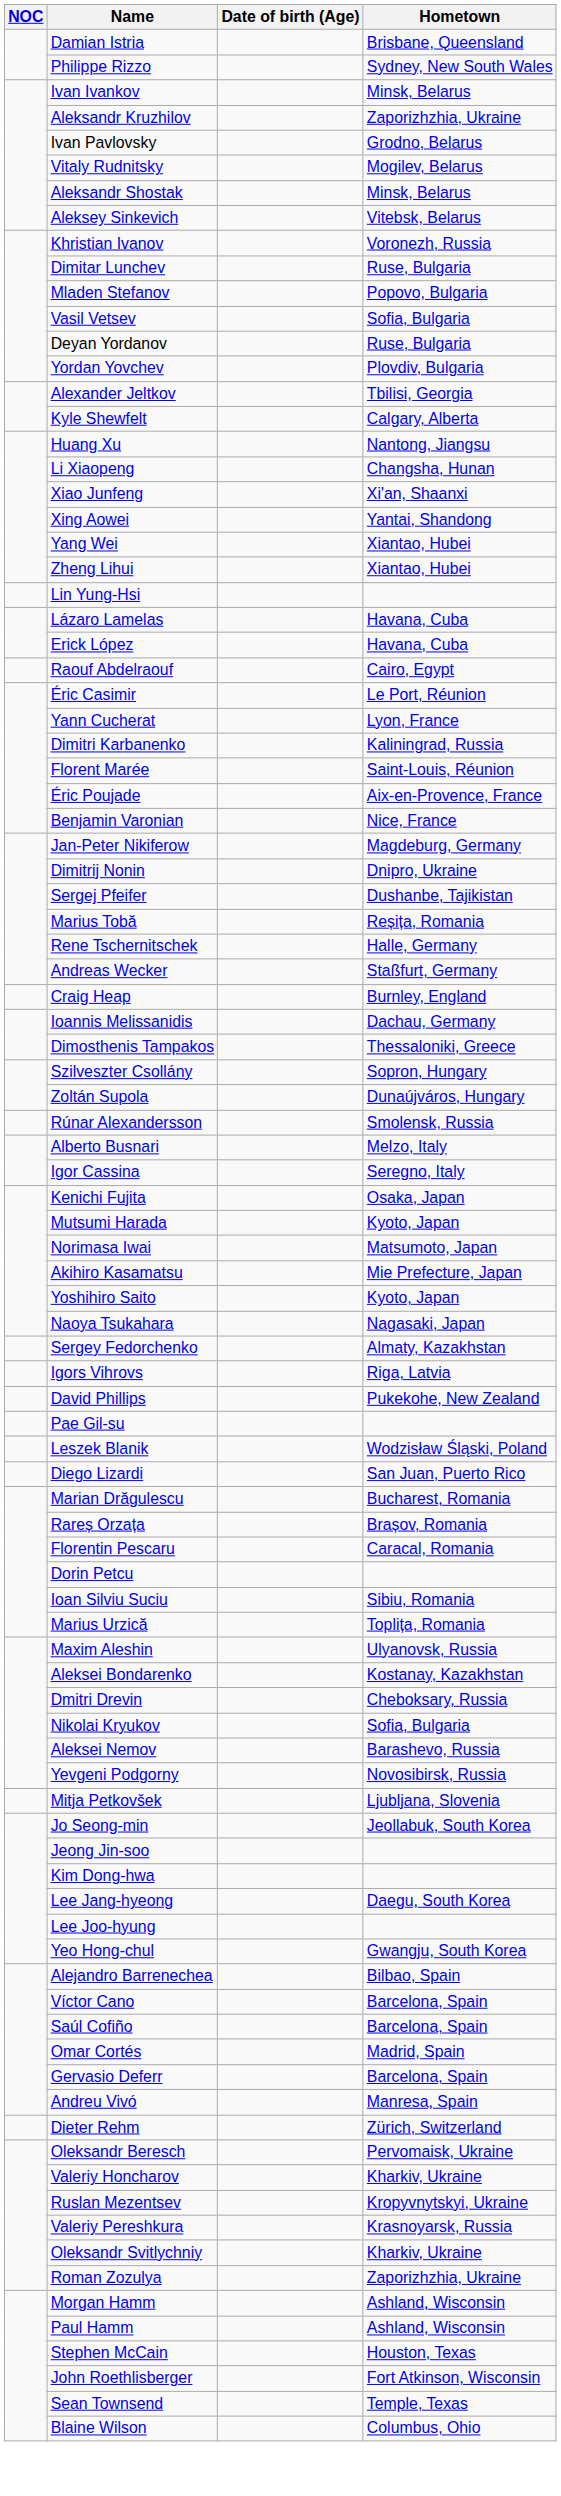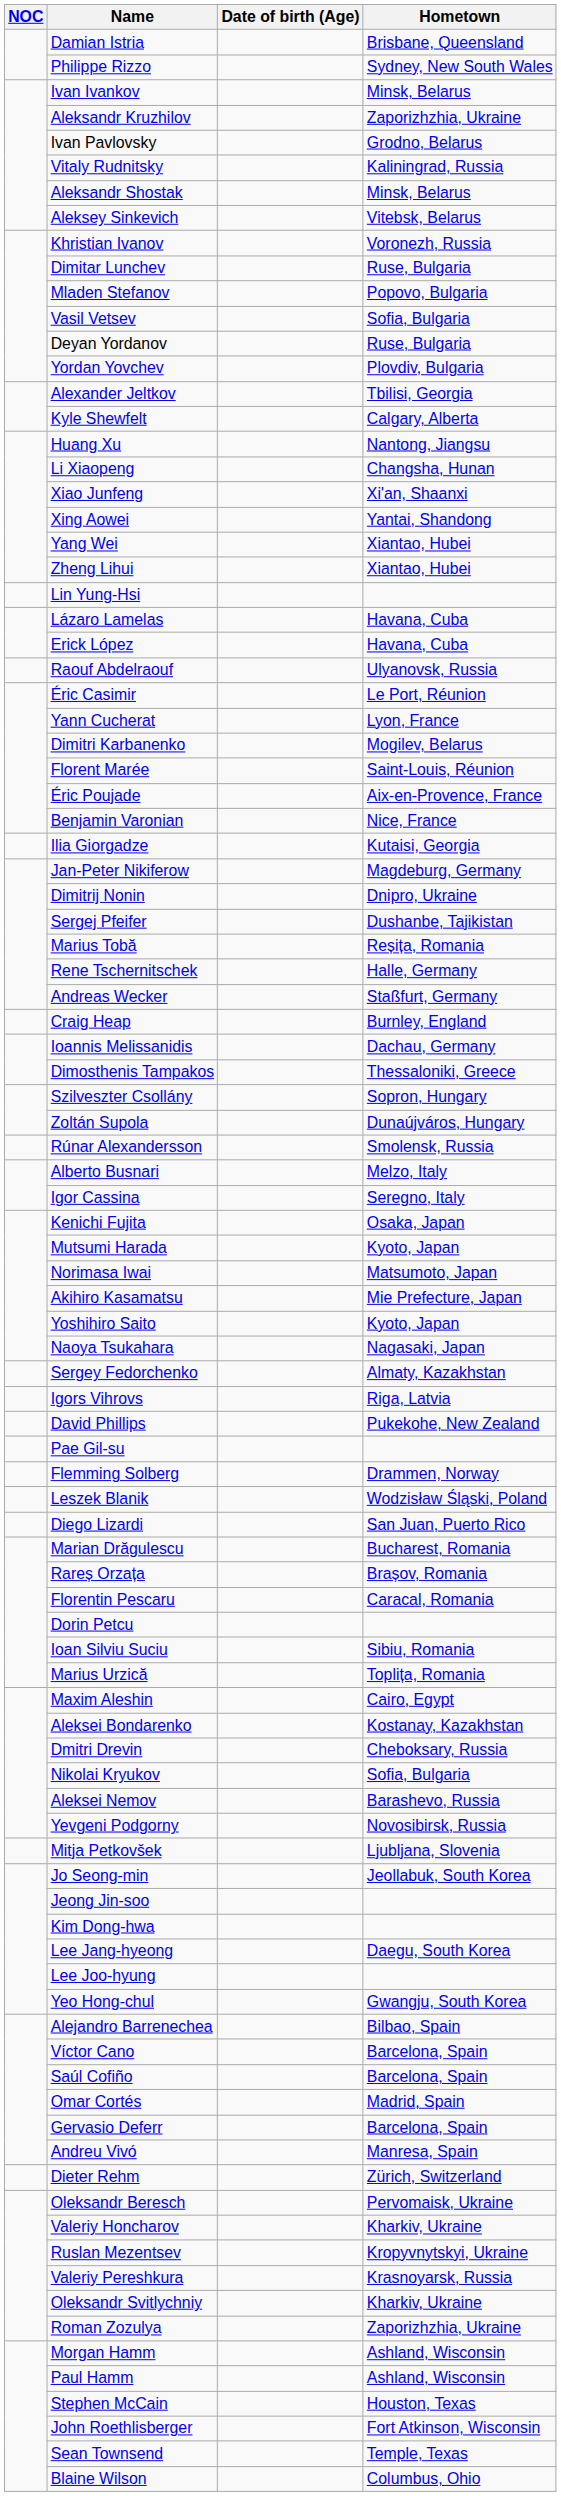(425, 167) Mogilev, Belarus -> (435, 167) Kaliningrad, Russia
(410, 670) Cairo, Egypt -> (432, 670) Ulyanovsk, Russia
(435, 745) Kaliningrad, Russia -> (425, 745) Mogilev, Belarus
+ row: (100, 846)
+ row: (115, 1474)
(432, 1649) Ulyanovsk, Russia -> (410, 1700) Cairo, Egypt
